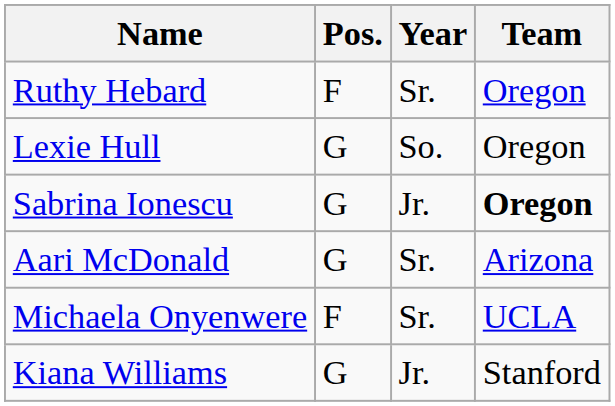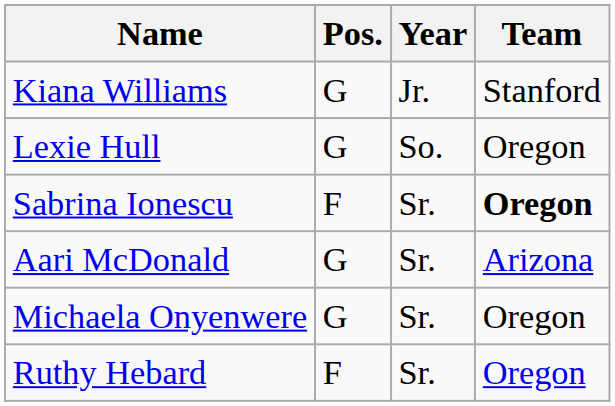rows swapped: (110, 89) <-> (120, 372)
(335, 202) G -> (332, 202) F
(414, 202) Jr. -> (417, 202) Sr.
(332, 315) F -> (335, 315) G
(529, 315) UCLA -> (534, 315) Oregon
